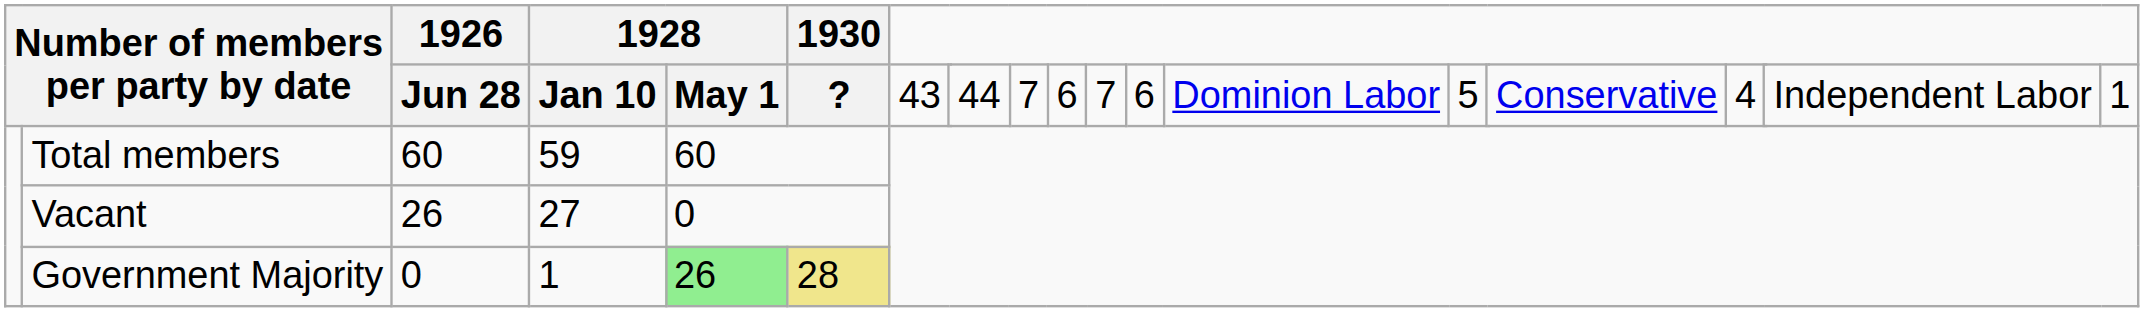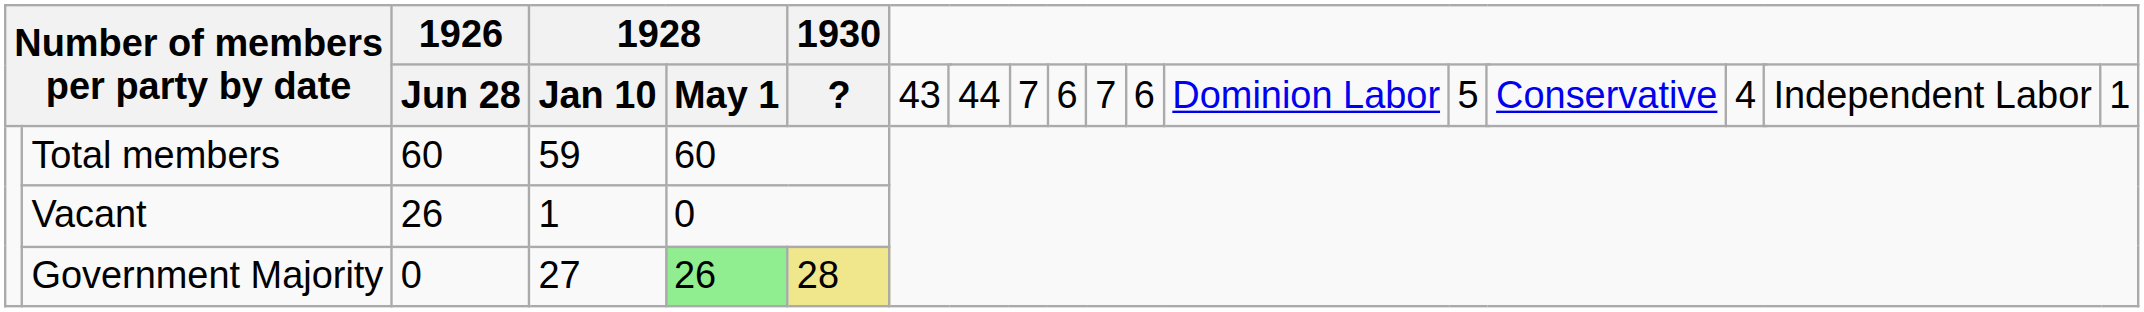(560, 214) 27 -> (549, 214) 1
(549, 275) 1 -> (560, 275) 27
